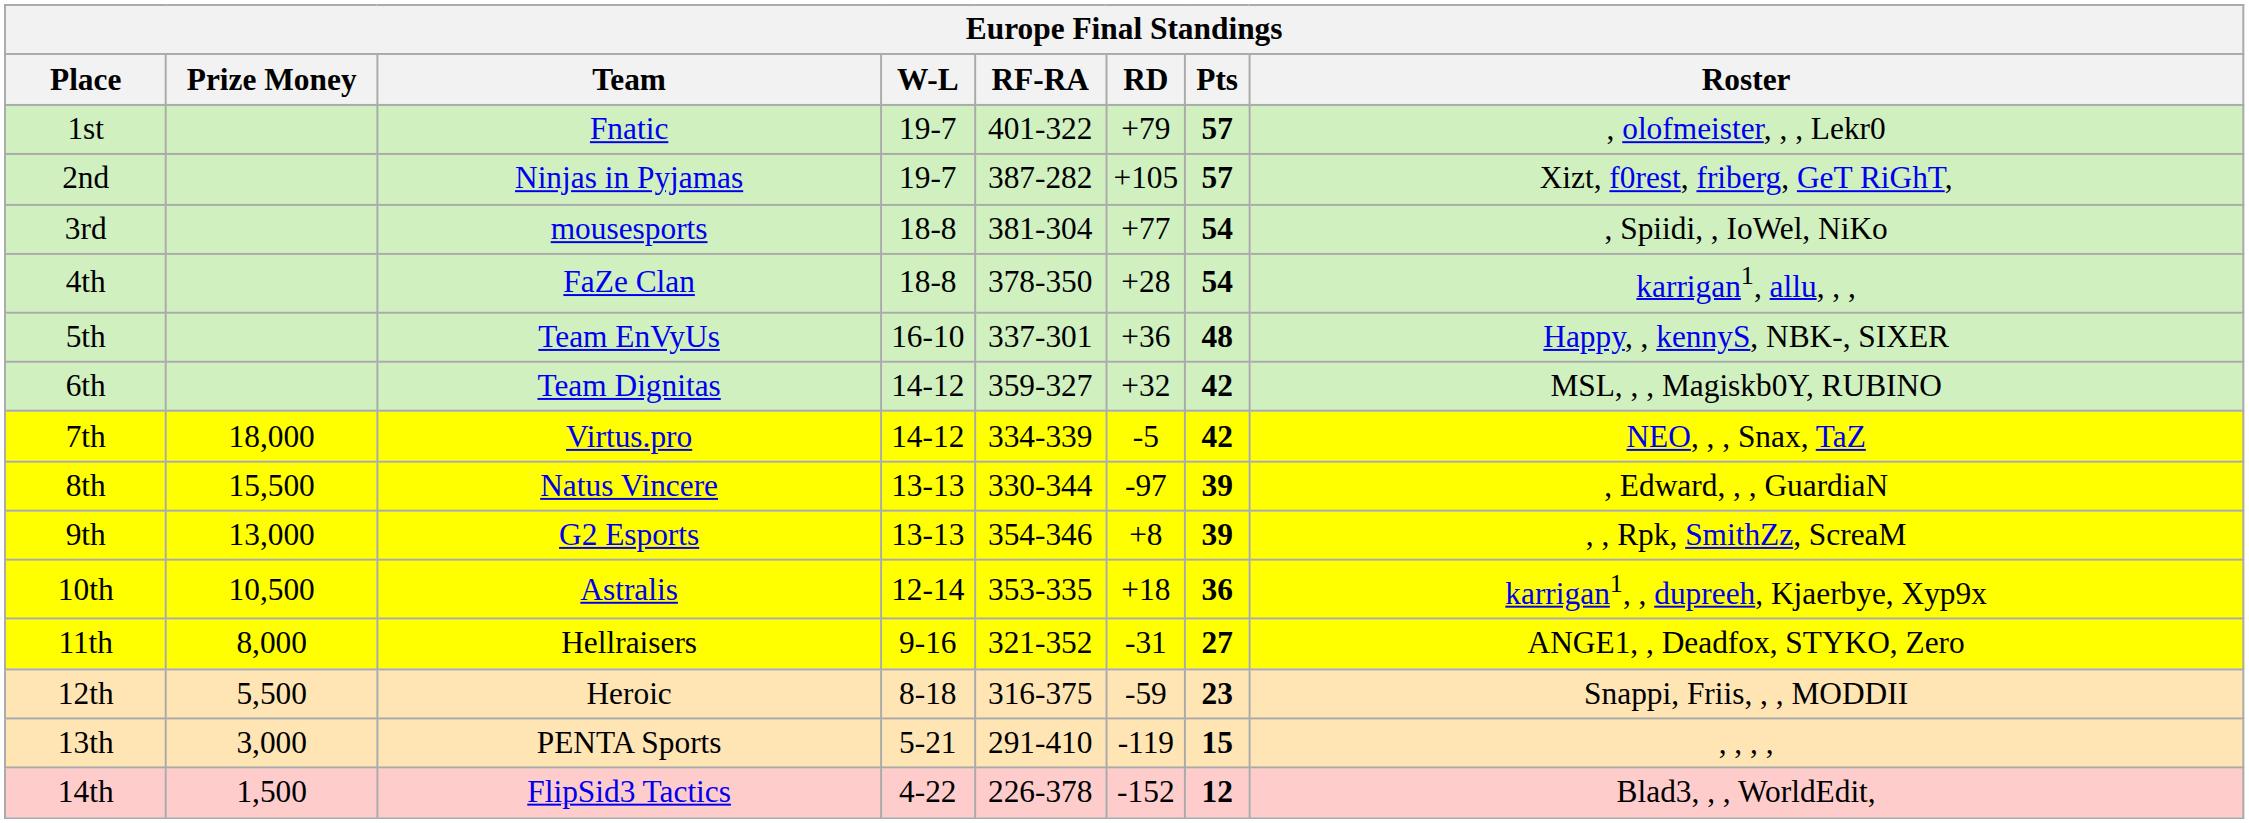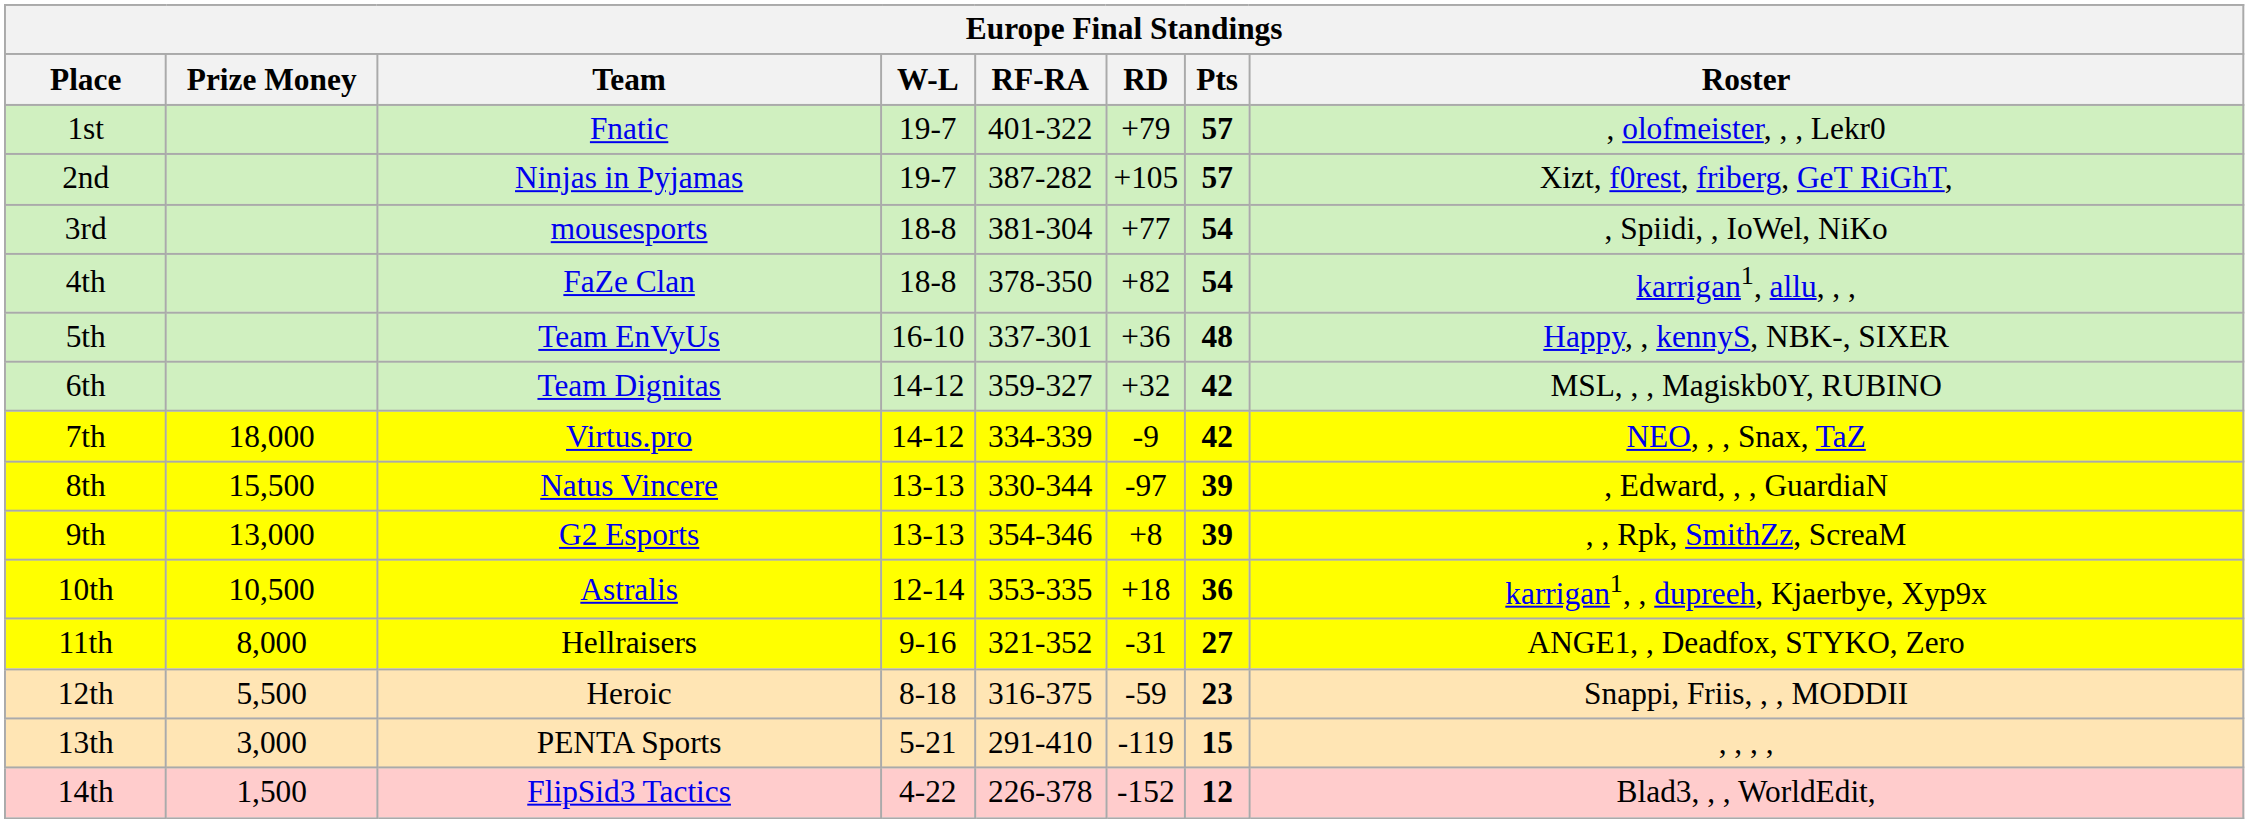(1146, 282) +28 -> (1146, 282) +82
(1146, 435) -5 -> (1146, 435) -9
